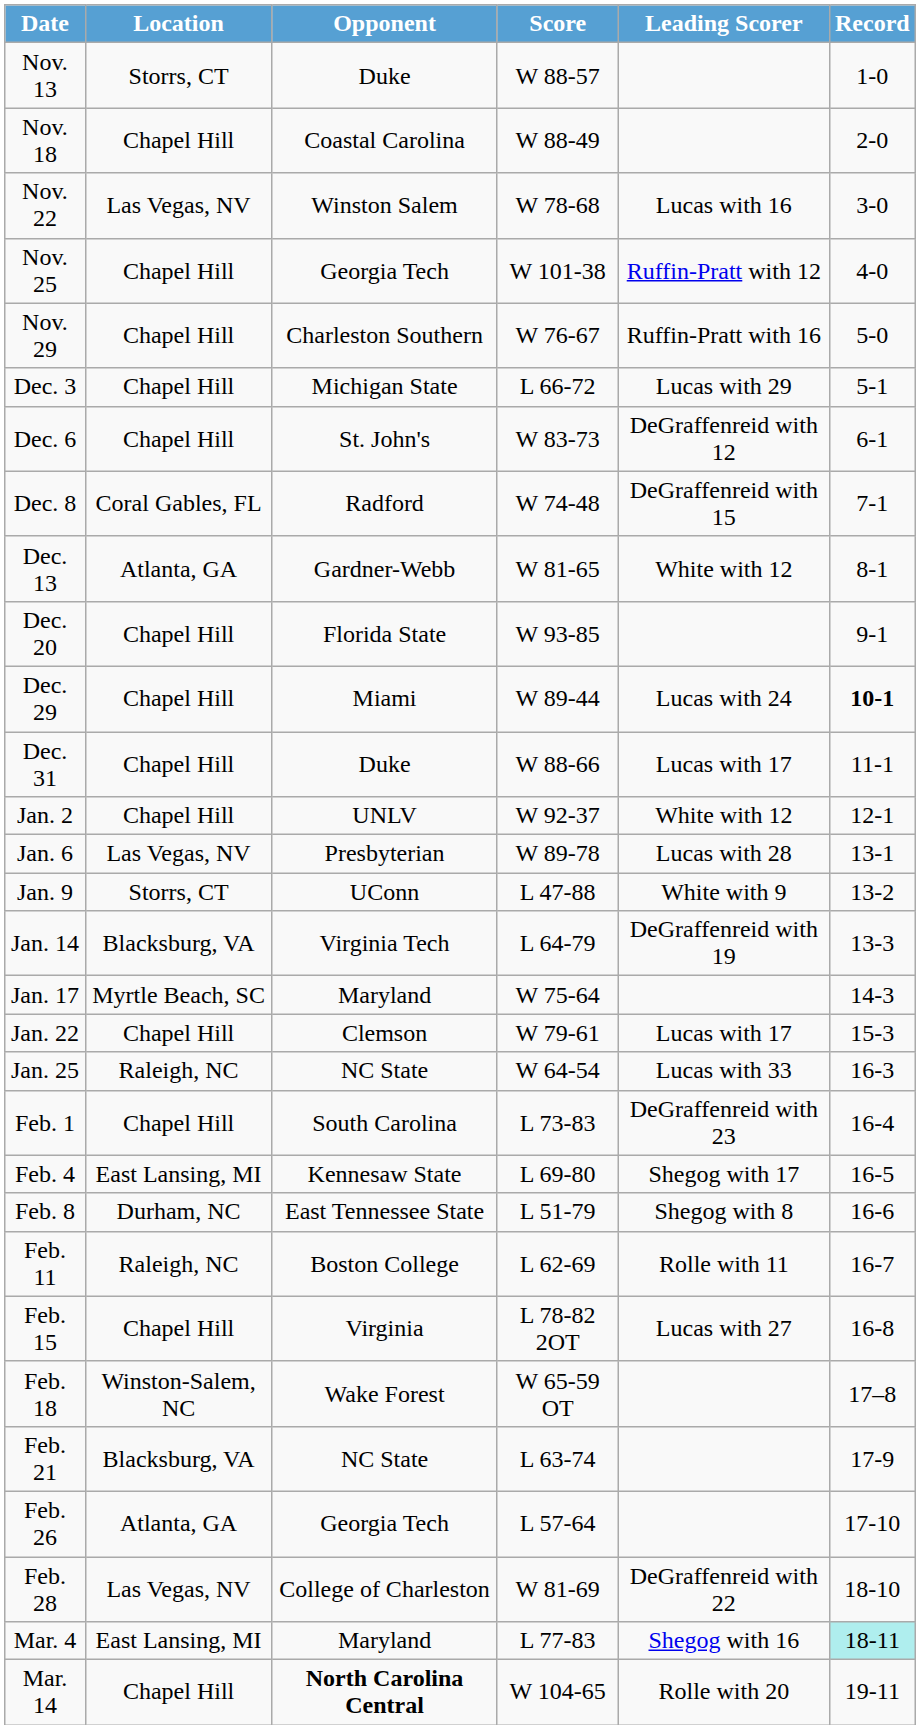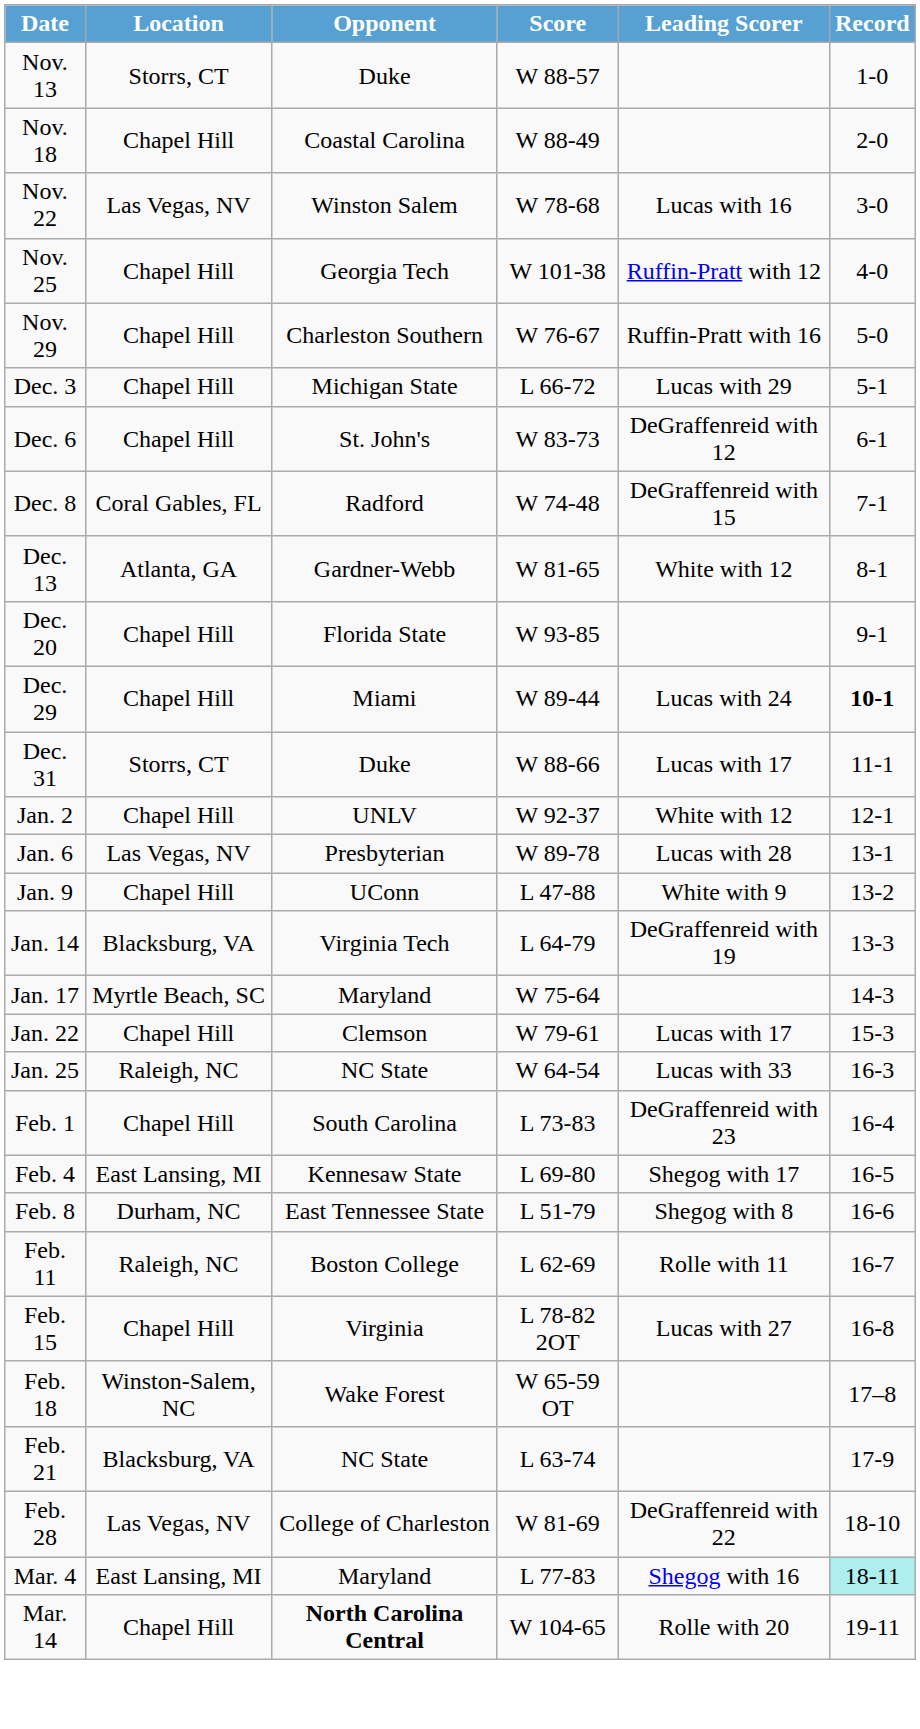(179, 763) Chapel Hill -> (179, 763) Storrs, CT
(179, 891) Storrs, CT -> (179, 891) Chapel Hill
- row: (45, 1523)
